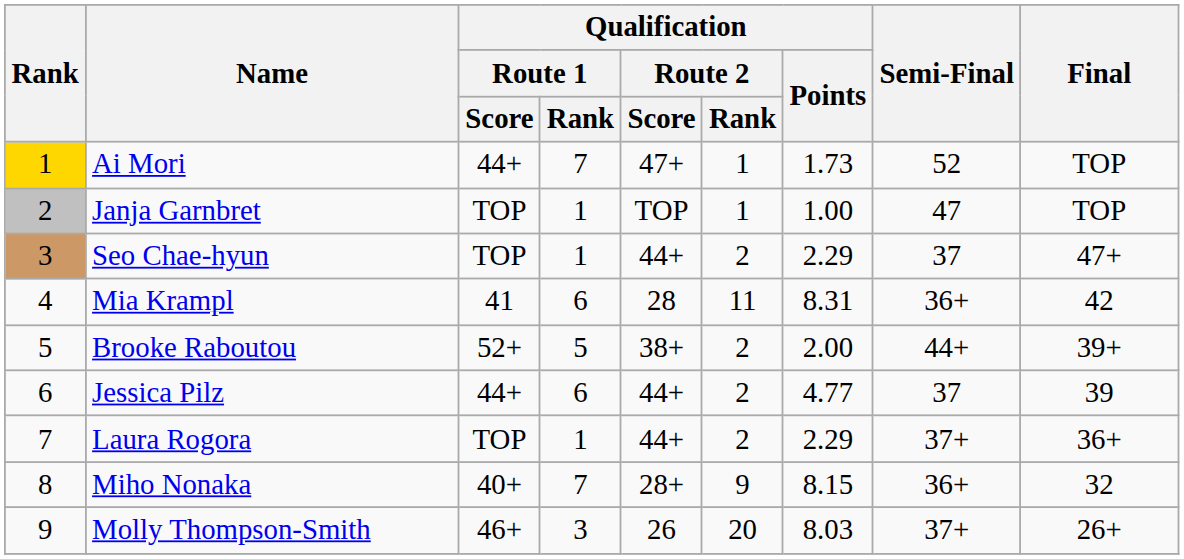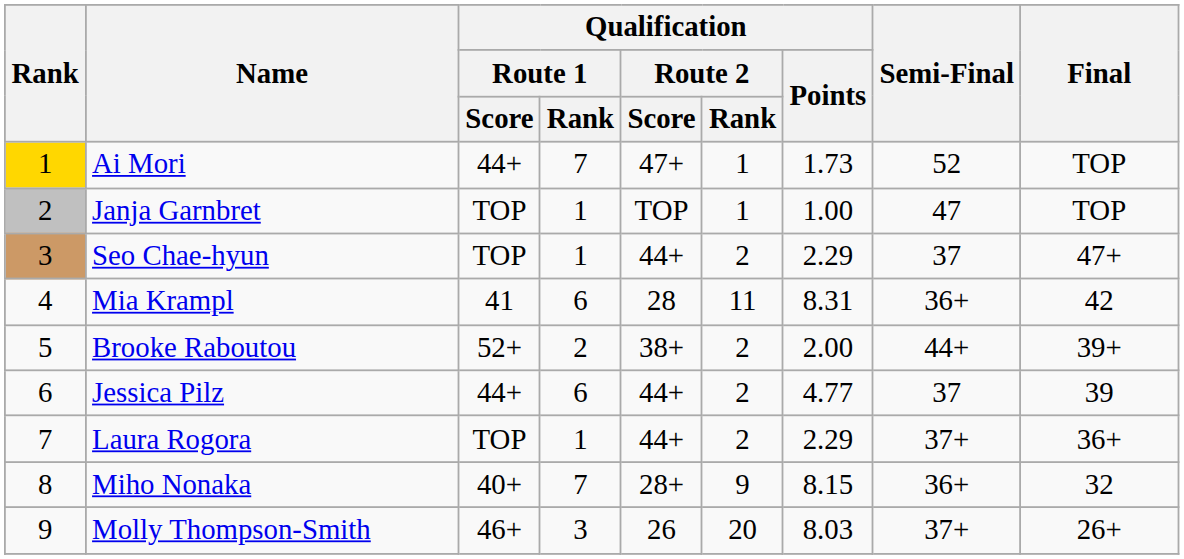(580, 347) 5 -> (580, 347) 2
